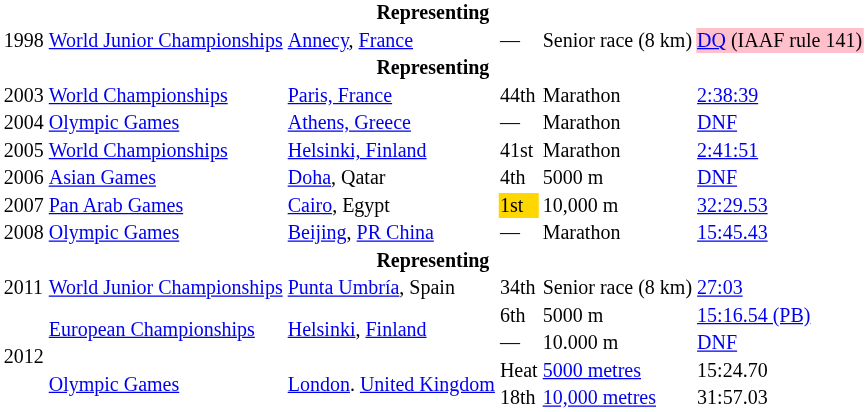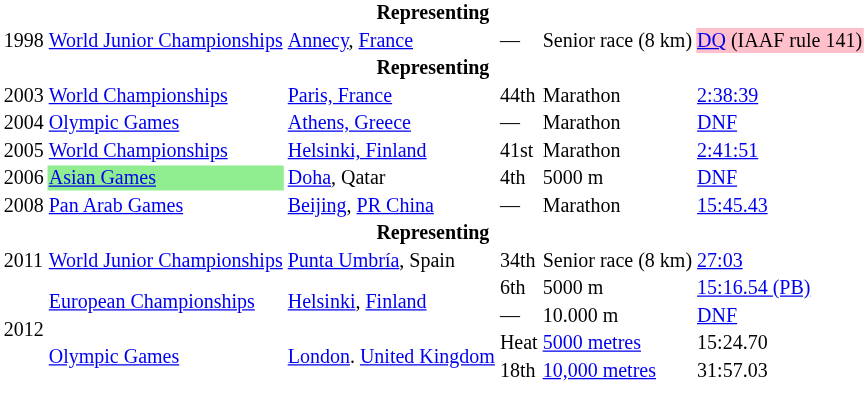(102, 177) no background -> (102, 177) lightgreen background
- row: (24, 205)
(114, 232) Olympic Games -> (116, 205) Pan Arab Games
